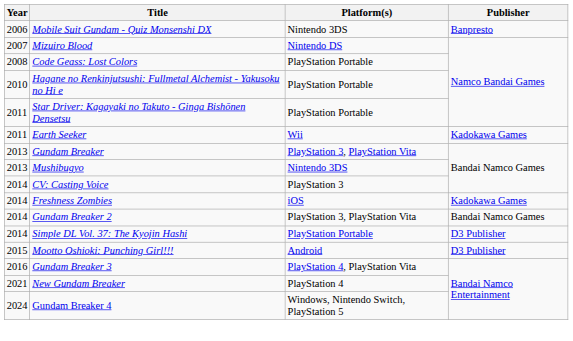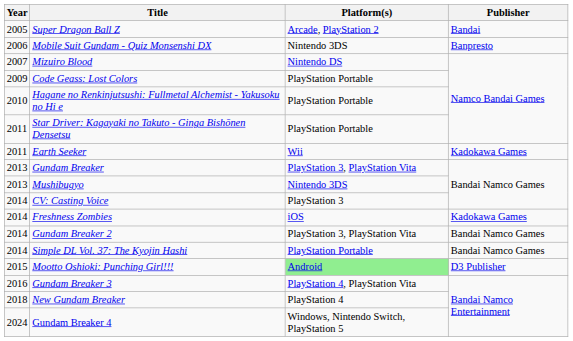+ row: (76, 29)
(17, 62) 2008 -> (17, 78) 2009
(478, 234) D3 Publisher -> (498, 250) Bandai Namco Games
(305, 250) no background -> (305, 267) lightgreen background
(17, 283) 2021 -> (17, 300) 2018
